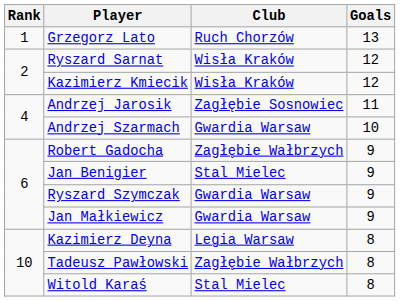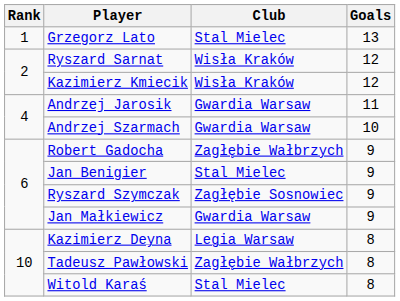(244, 38) Ruch Chorzów -> (240, 38) Stal Mielec
(269, 106) Zagłębie Sosnowiec -> (252, 106) Gwardia Warsaw
(252, 195) Gwardia Warsaw -> (269, 195) Zagłębie Sosnowiec
